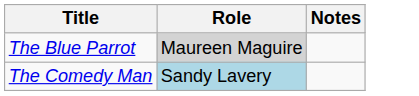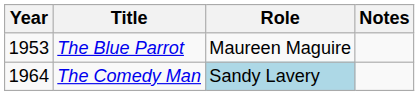+ column: (29, 18)
(232, 47) lightgrey background -> (280, 47) no background
